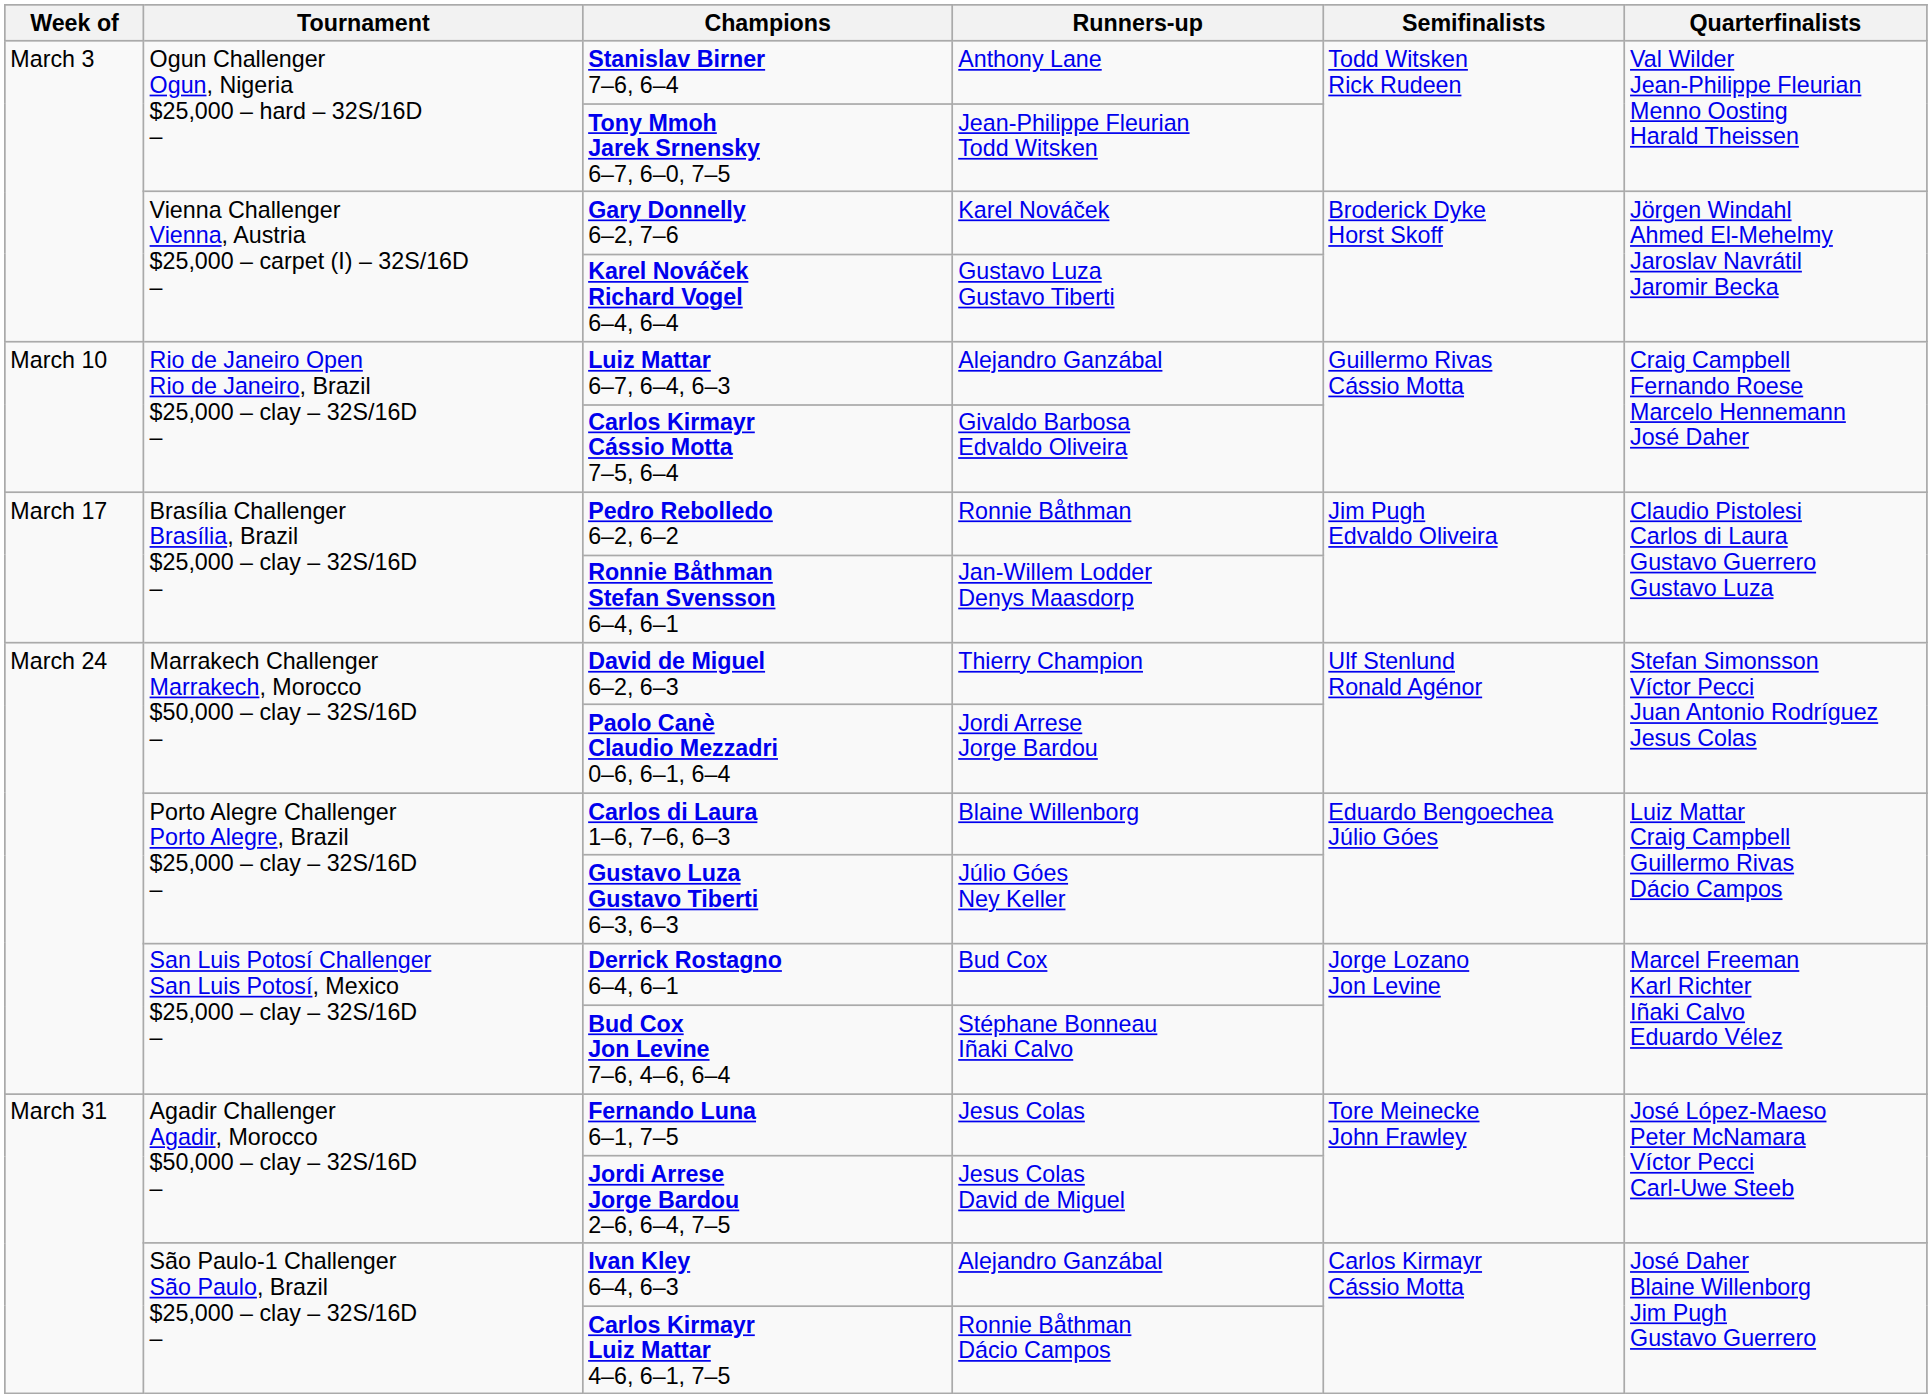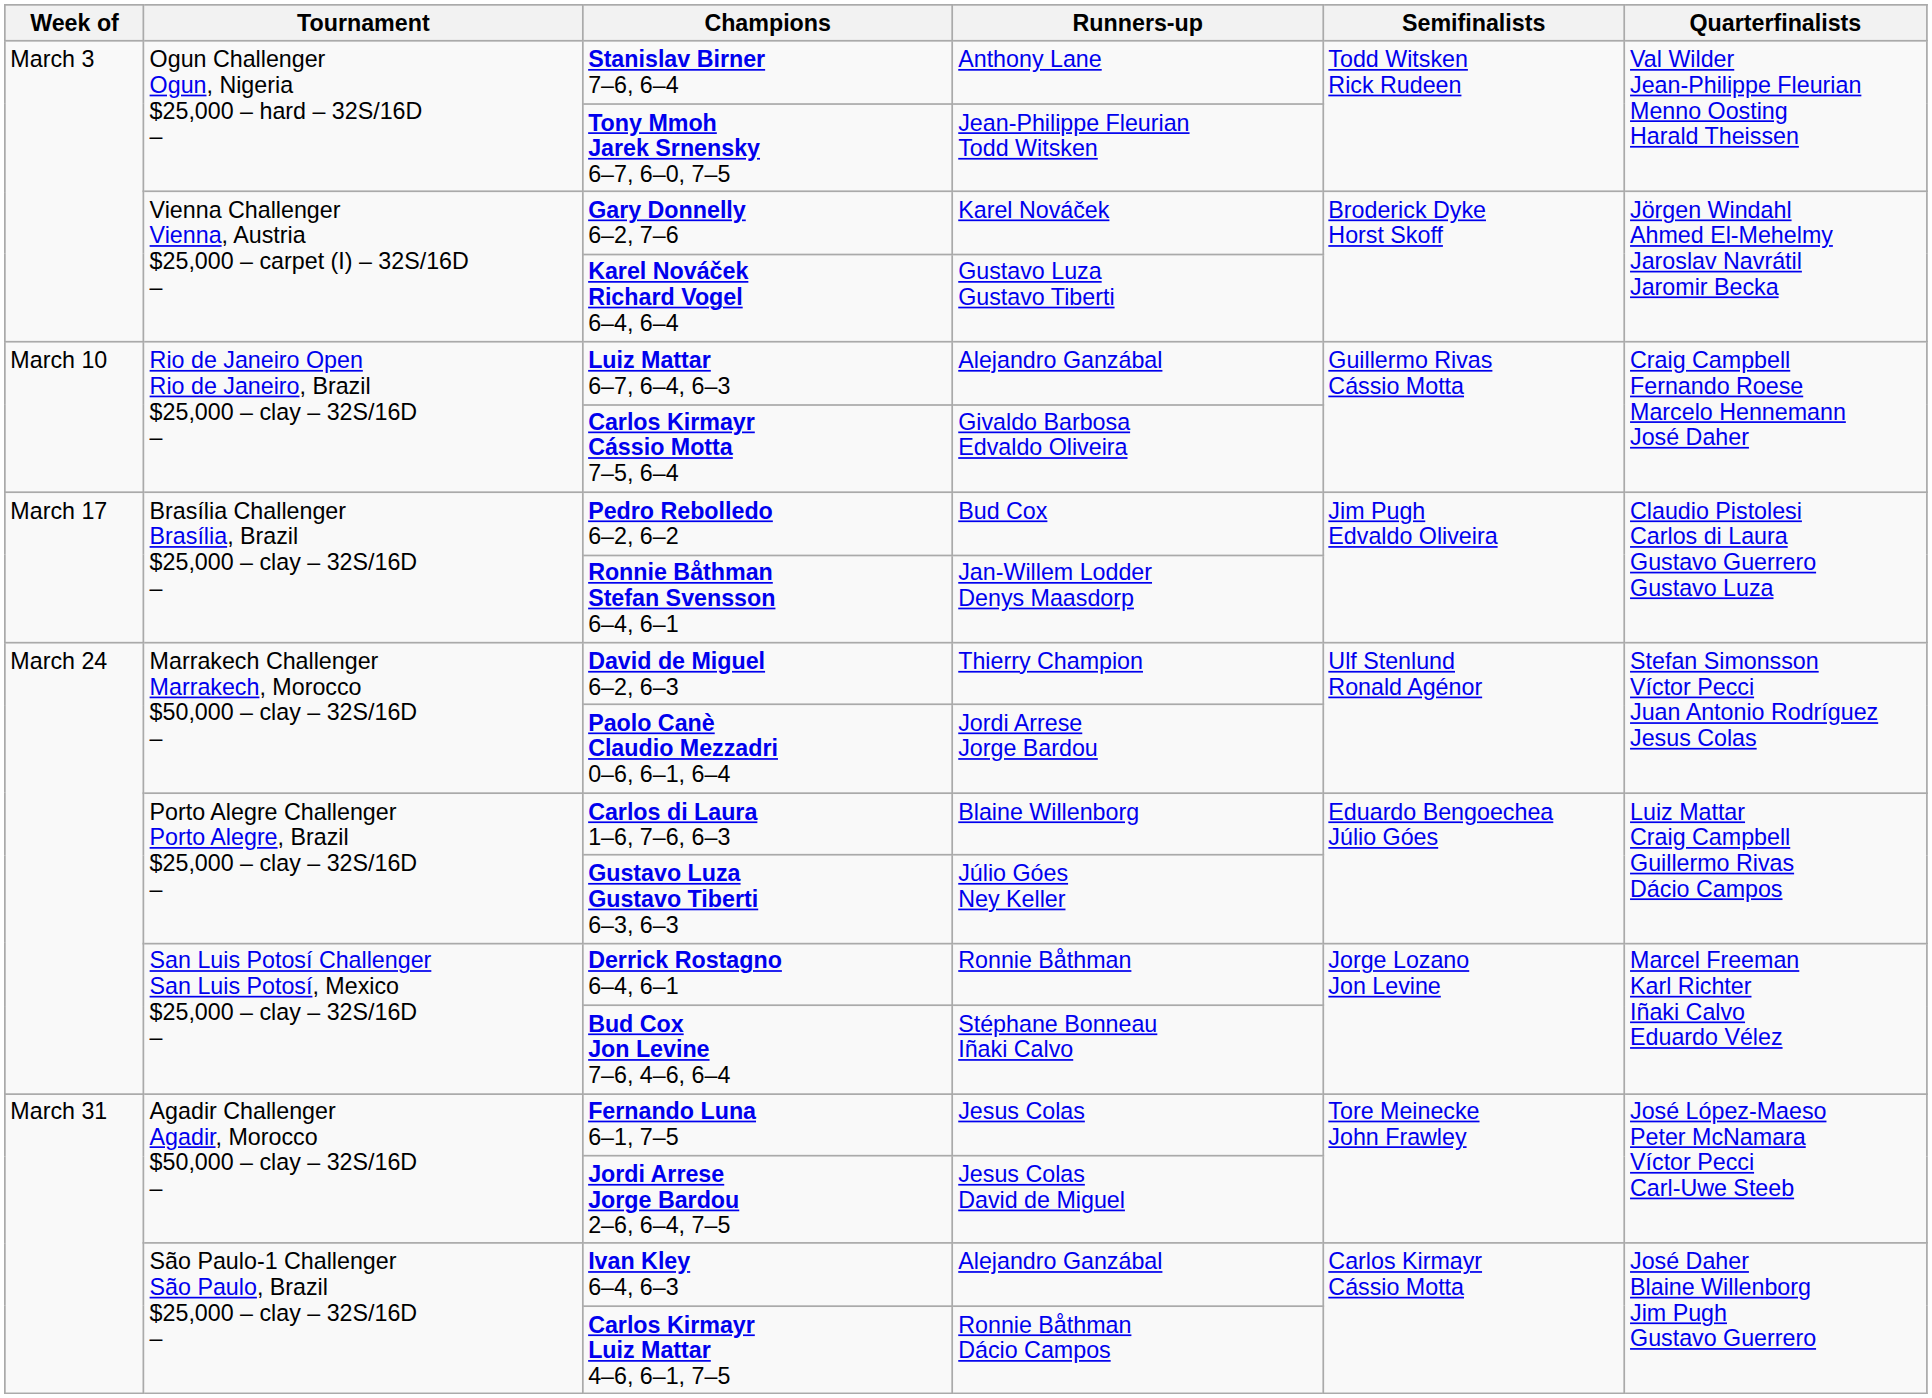(1045, 510) Ronnie Båthman -> (1003, 510) Bud Cox
(1003, 961) Bud Cox -> (1045, 961) Ronnie Båthman
